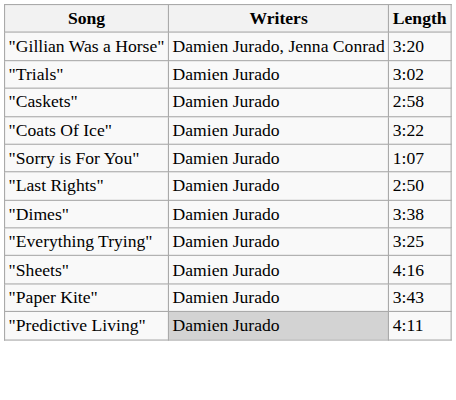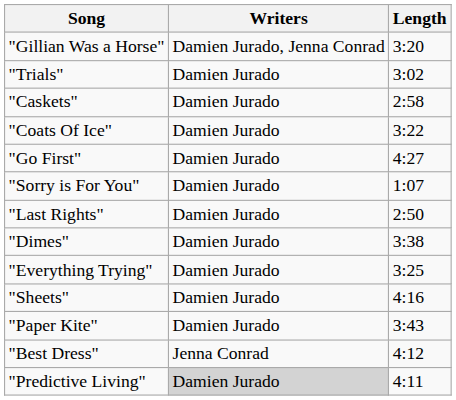+ row: (45, 158)
+ row: (54, 353)
